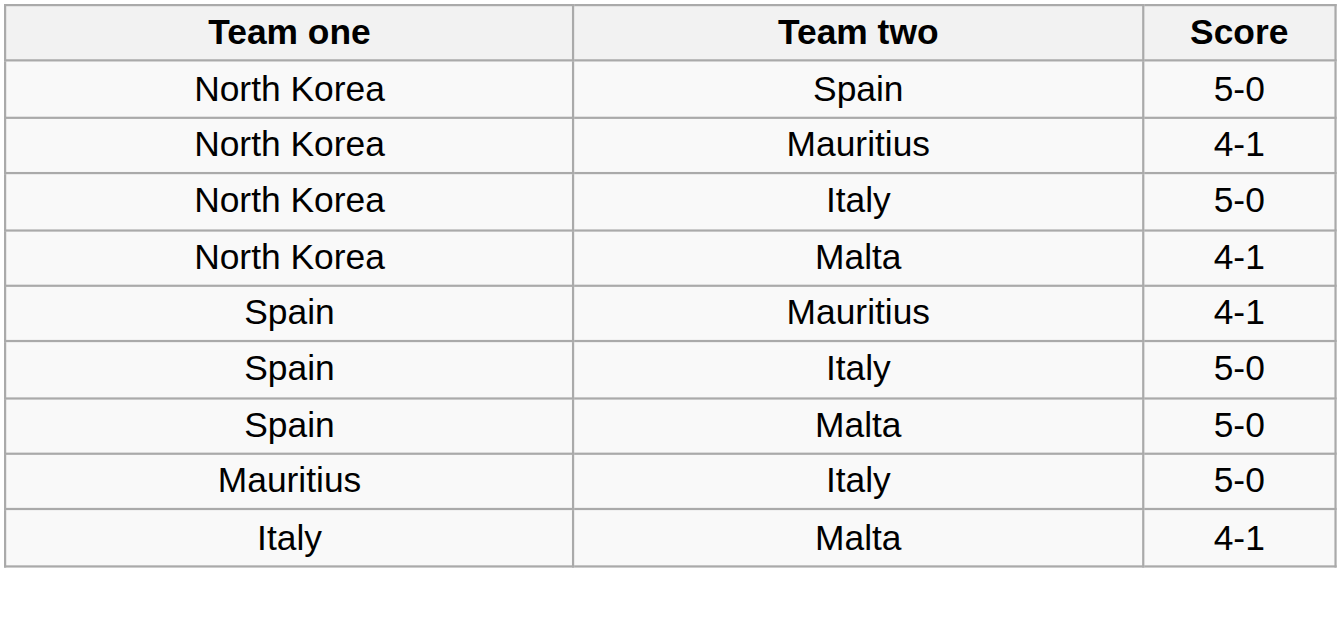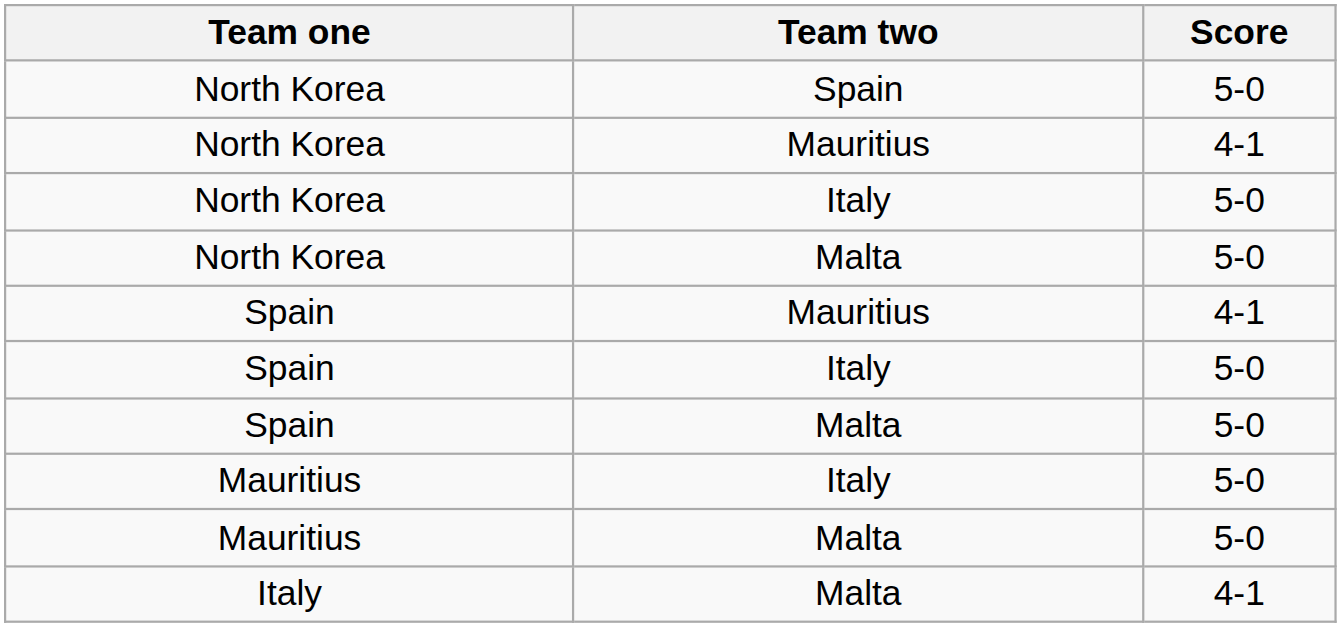(1239, 256) 4-1 -> (1239, 256) 5-0
+ row: (290, 537)
